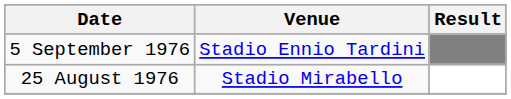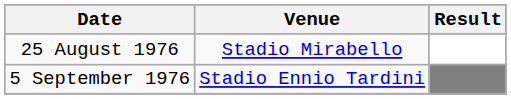rows swapped: (100, 79) <-> (100, 49)
